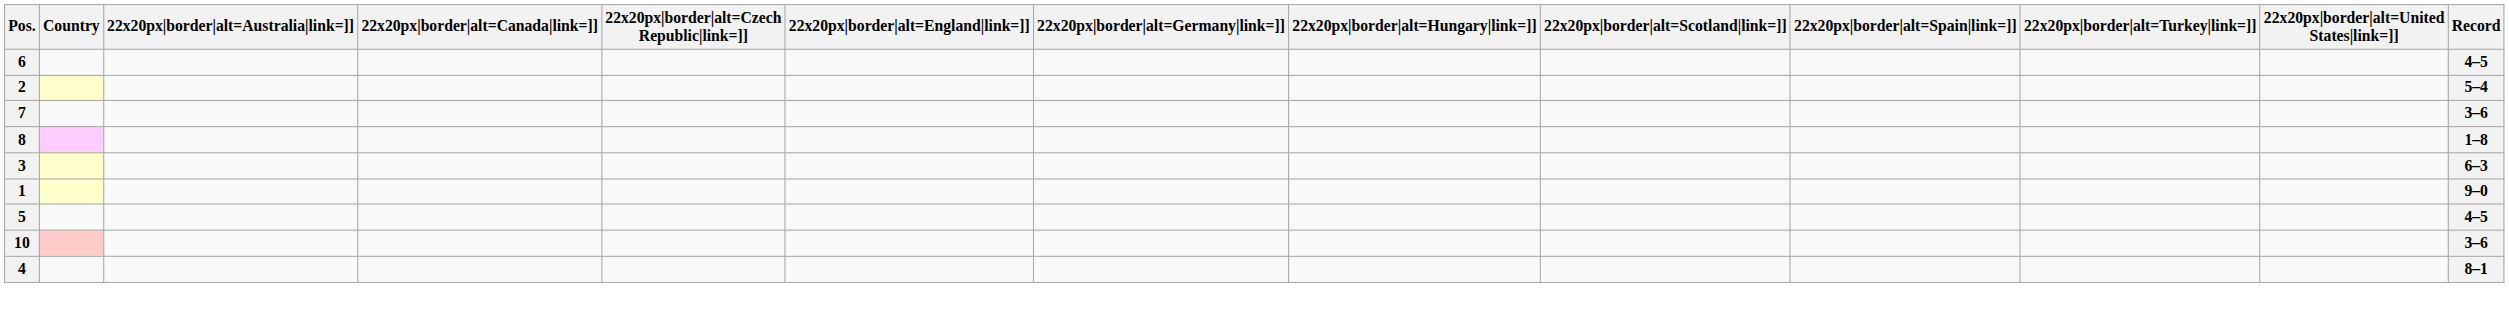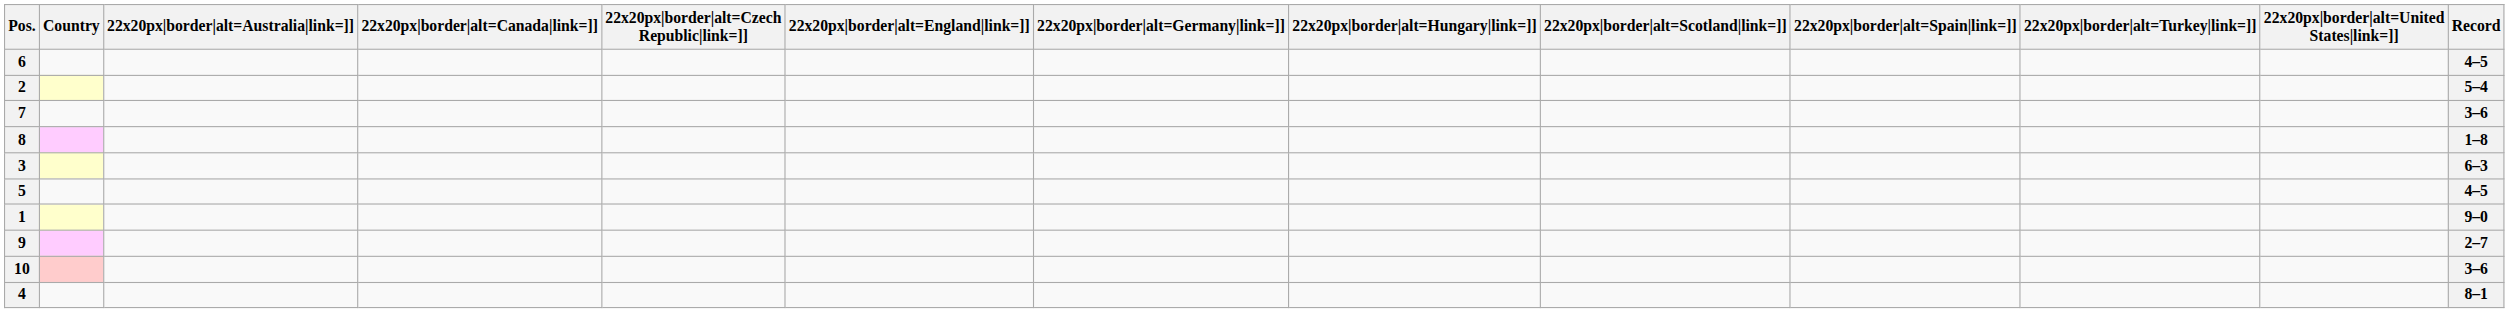rows swapped: (22, 217) <-> (22, 191)
+ row: (22, 243)
